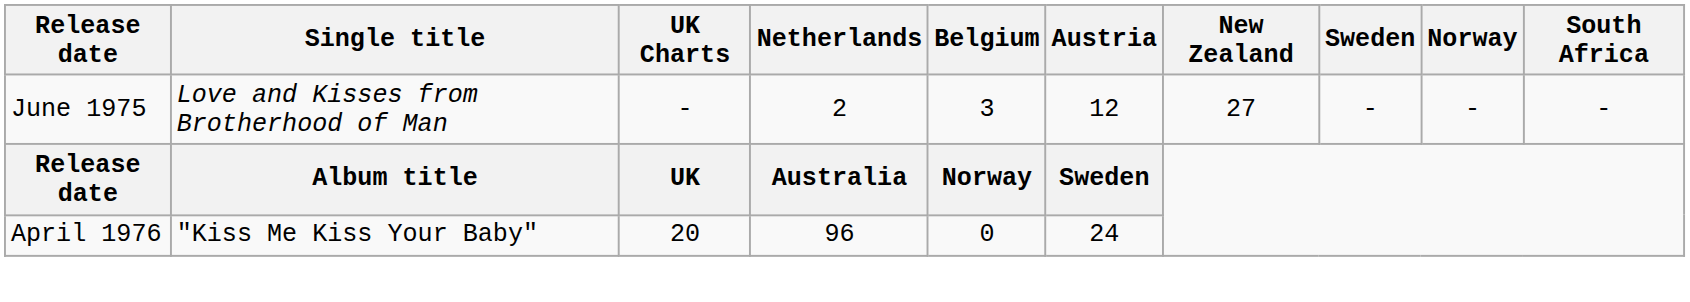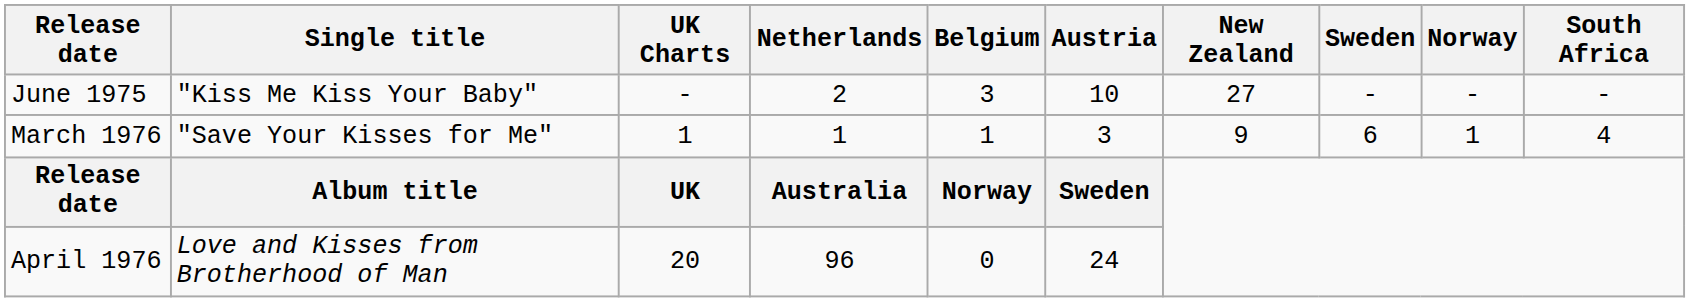(327, 110) Love and Kisses from Brotherhood of Man -> (357, 95) "Kiss Me Kiss Your Baby"
(1104, 110) 12 -> (1104, 95) 10
+ row: (86, 136)
(357, 235) "Kiss Me Kiss Your Baby" -> (327, 261) Love and Kisses from Brotherhood of Man
